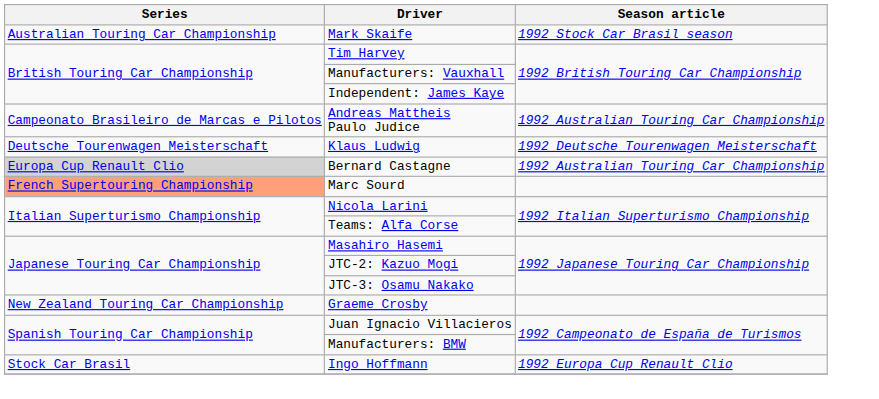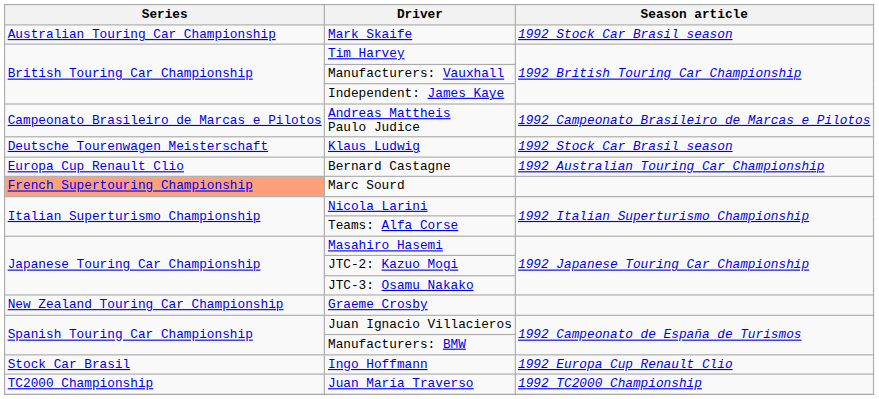(671, 120) 1992 Australian Touring Car Championship -> (694, 120) 1992 Campeonato Brasileiro de Marcas e Pilotos
(667, 147) 1992 Deutsche Tourenwagen Meisterschaft -> (625, 147) 1992 Stock Car Brasil season
(96, 167) lightgrey background -> (96, 167) no background
+ row: (401, 384)
